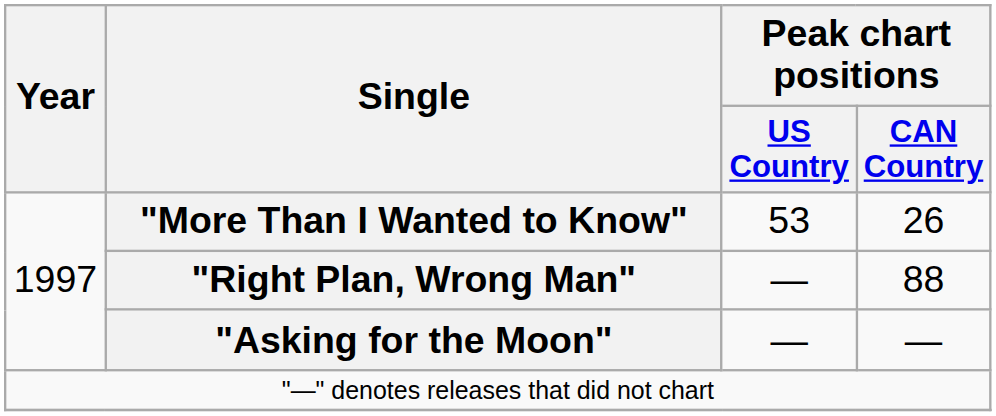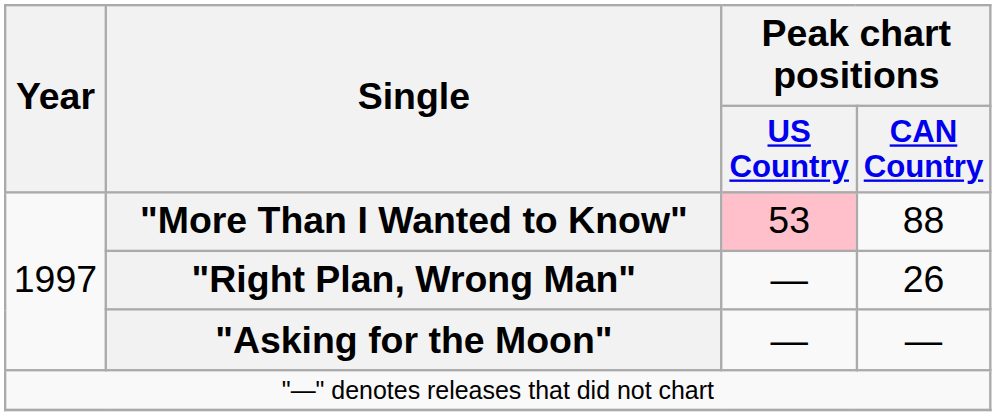(789, 220) no background -> (789, 220) pink background
(923, 220) 26 -> (923, 220) 88
(923, 280) 88 -> (923, 280) 26
